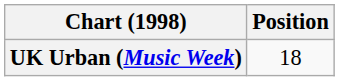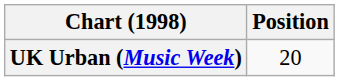(290, 57) 18 -> (290, 57) 20
